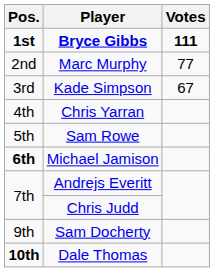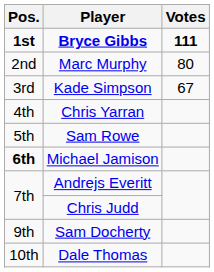(186, 64) 77 -> (186, 64) 80
(24, 255) bold -> (24, 255) normal
